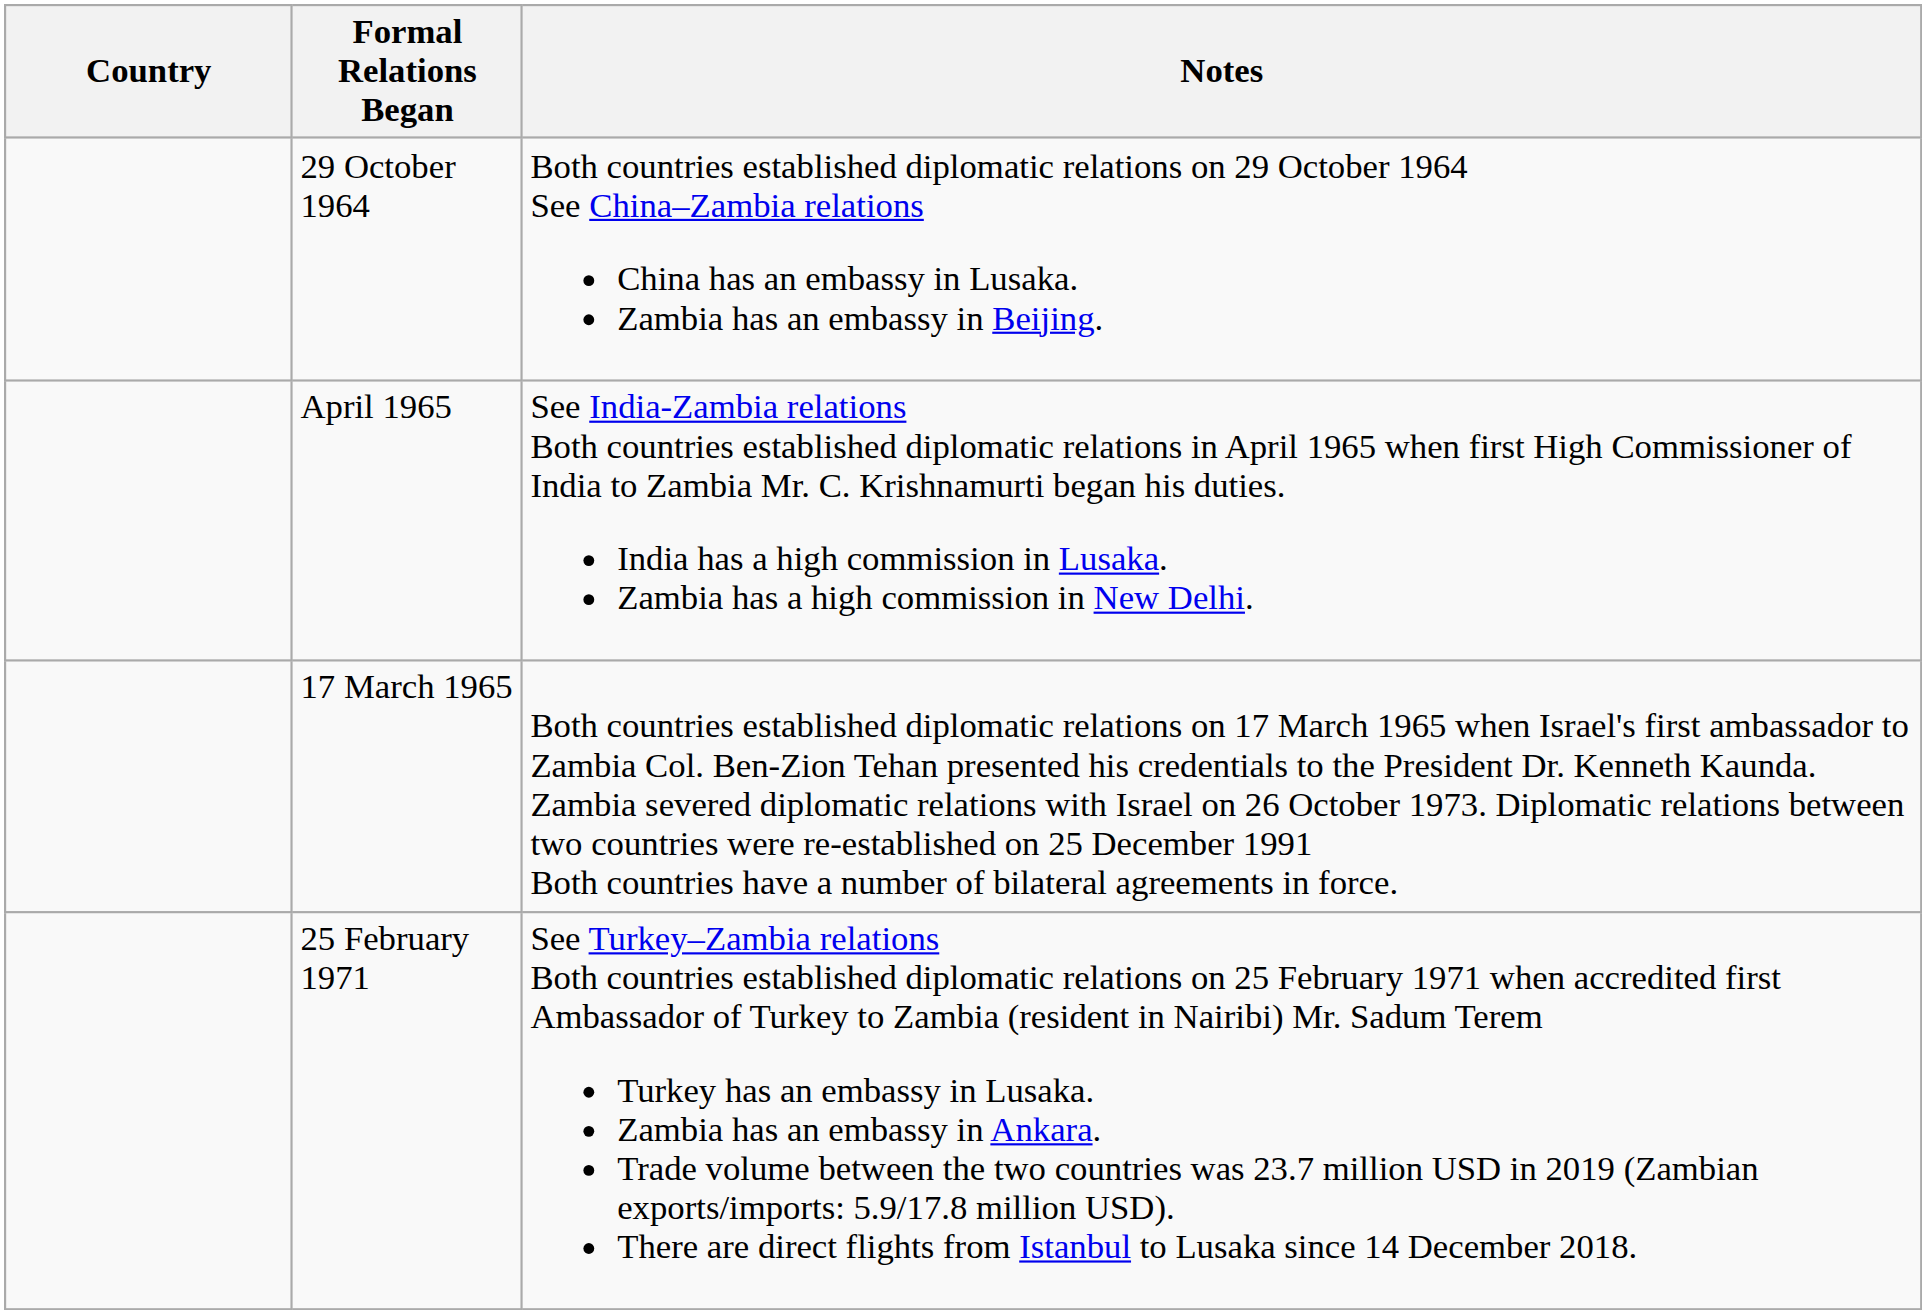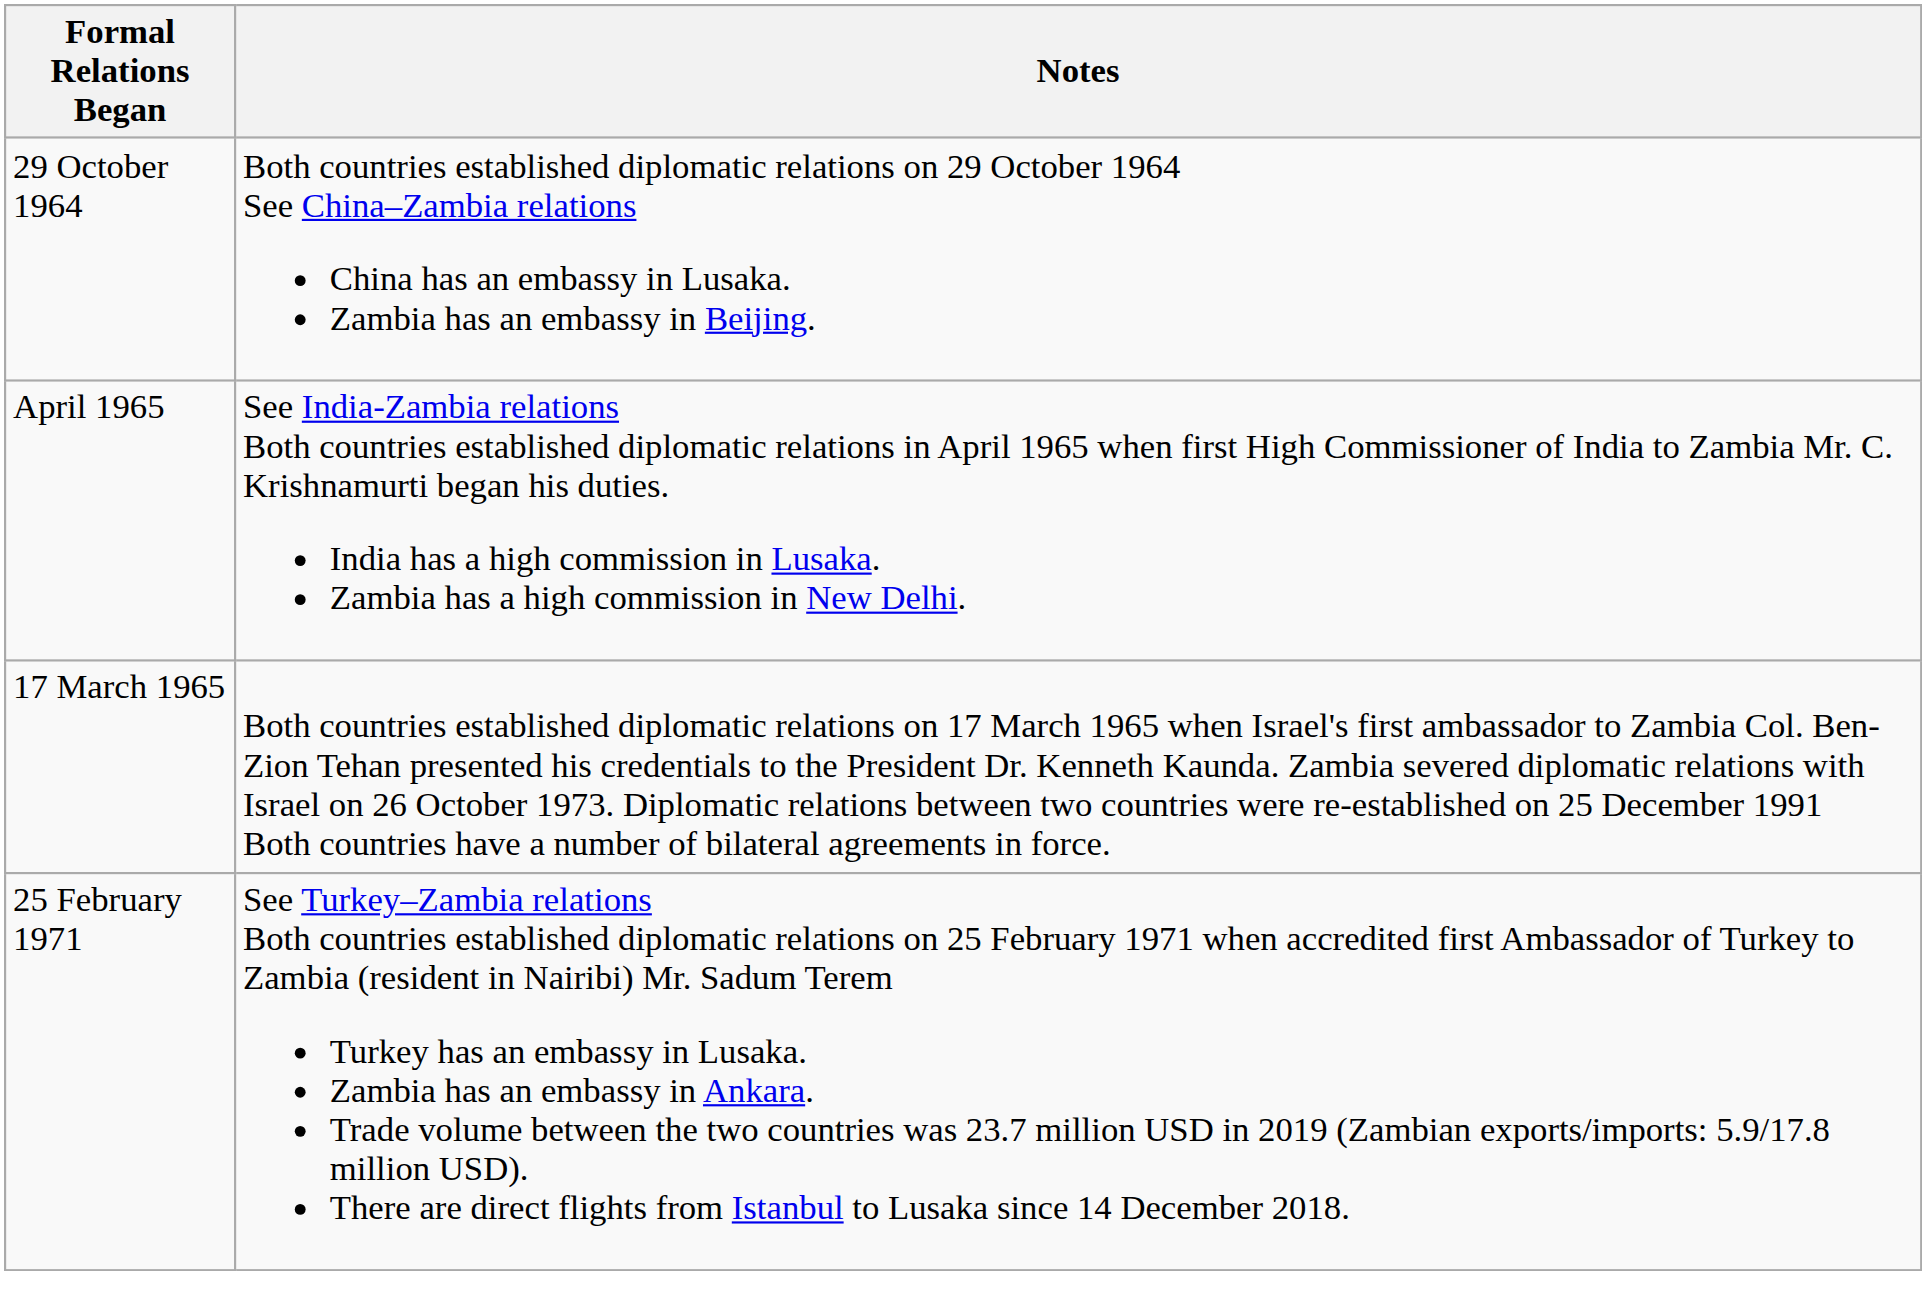- column: (149, 71)
